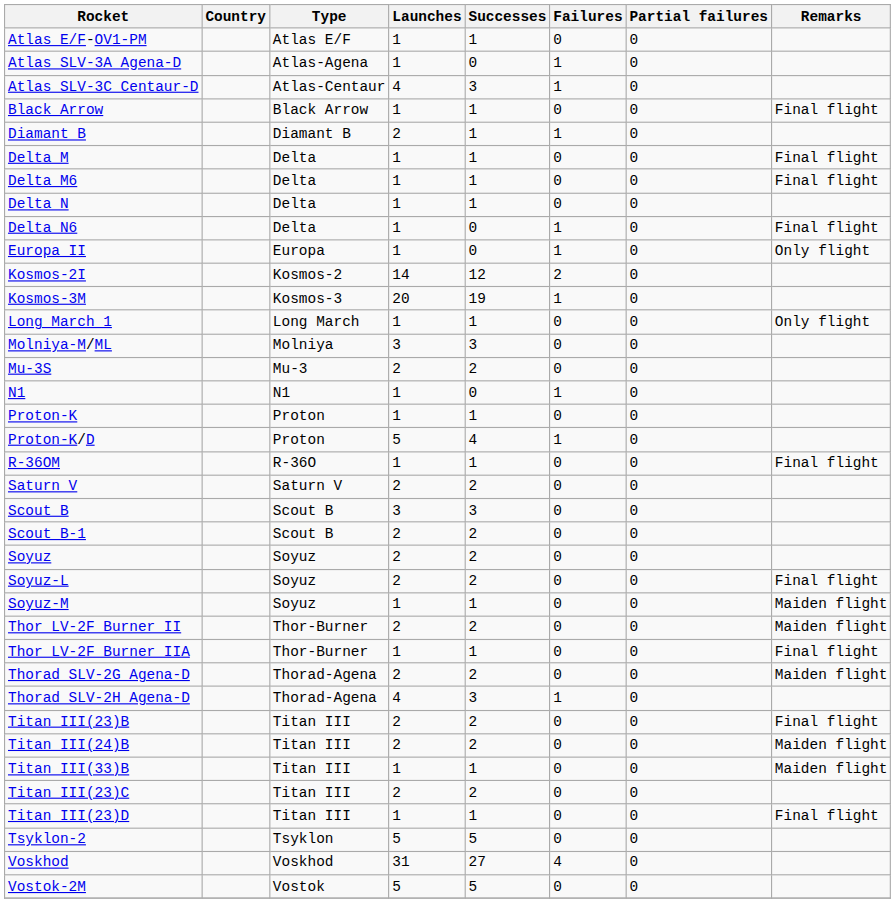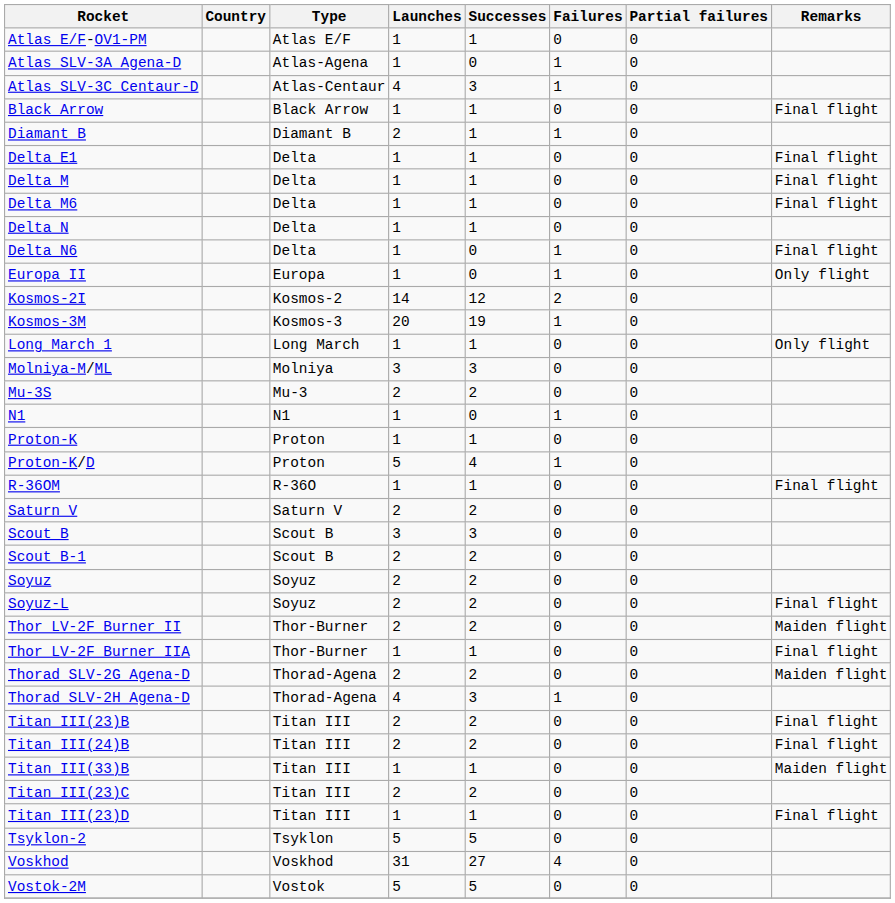+ row: (43, 157)
- row: (38, 604)
(831, 745) Maiden flight -> (827, 745) Final flight
